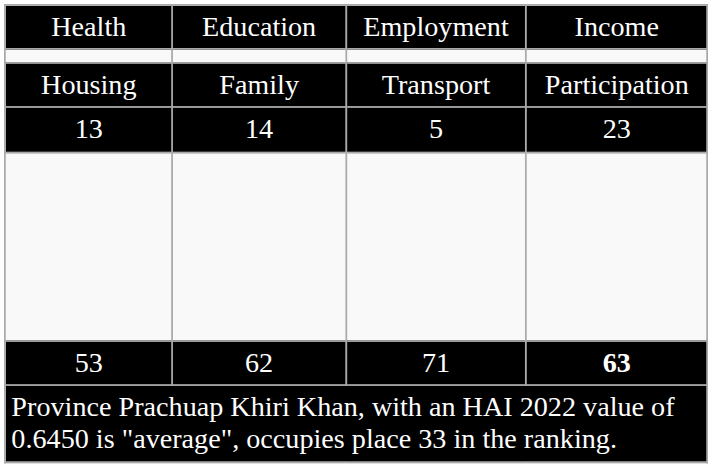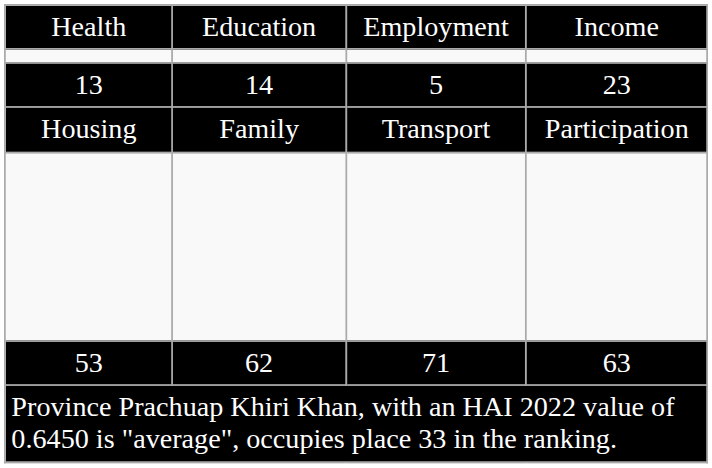rows swapped: (89, 129) <-> (89, 84)
(617, 362) bold -> (617, 362) normal
